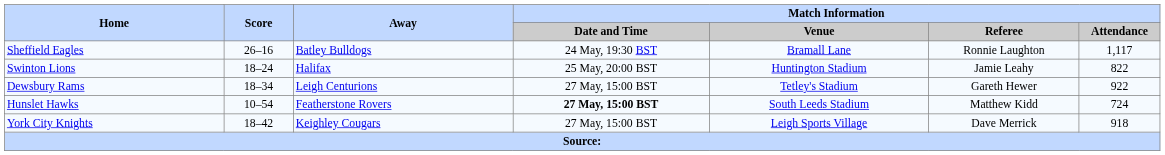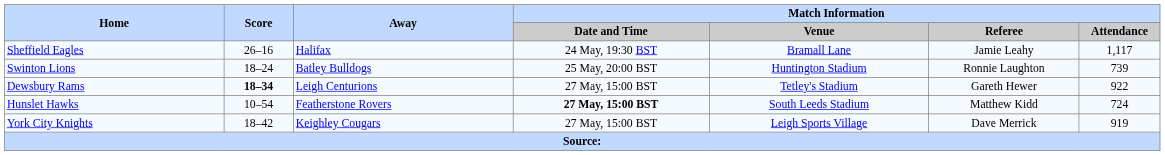(334, 50) Batley Bulldogs -> (313, 50) Halifax
(1004, 50) Ronnie Laughton -> (1004, 50) Jamie Leahy
(313, 68) Halifax -> (334, 68) Batley Bulldogs
(1004, 68) Jamie Leahy -> (1004, 68) Ronnie Laughton
(1119, 68) 822 -> (1119, 68) 739
(259, 86) normal -> (259, 86) bold
(1119, 123) 918 -> (1119, 123) 919
